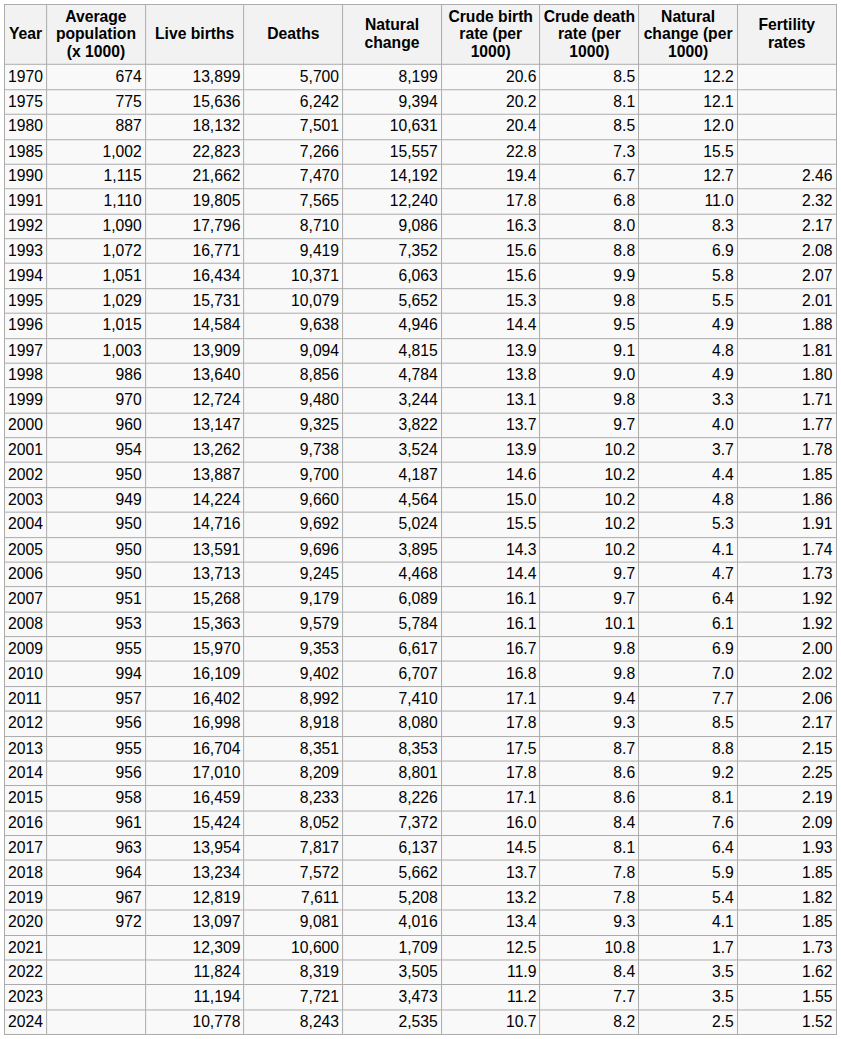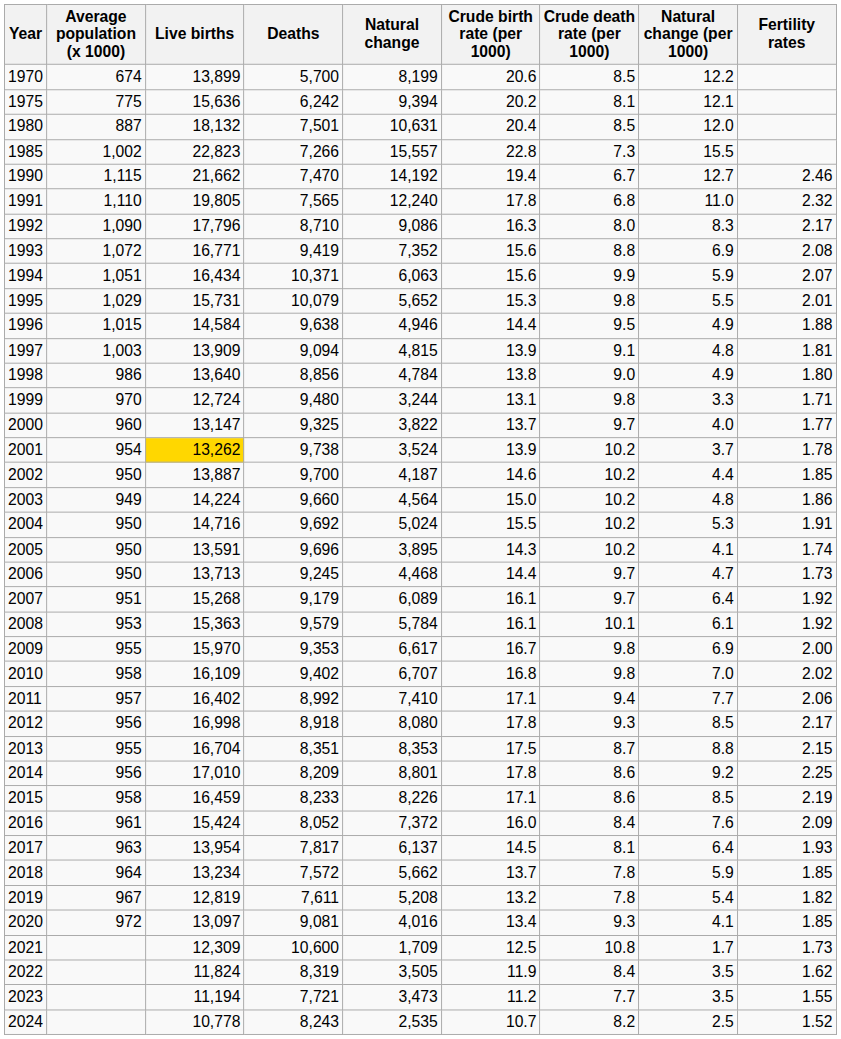(723, 276) 5.8 -> (723, 276) 5.9
(216, 450) no background -> (216, 450) gold background
(129, 673) 994 -> (129, 673) 958
(723, 798) 8.1 -> (723, 798) 8.5
